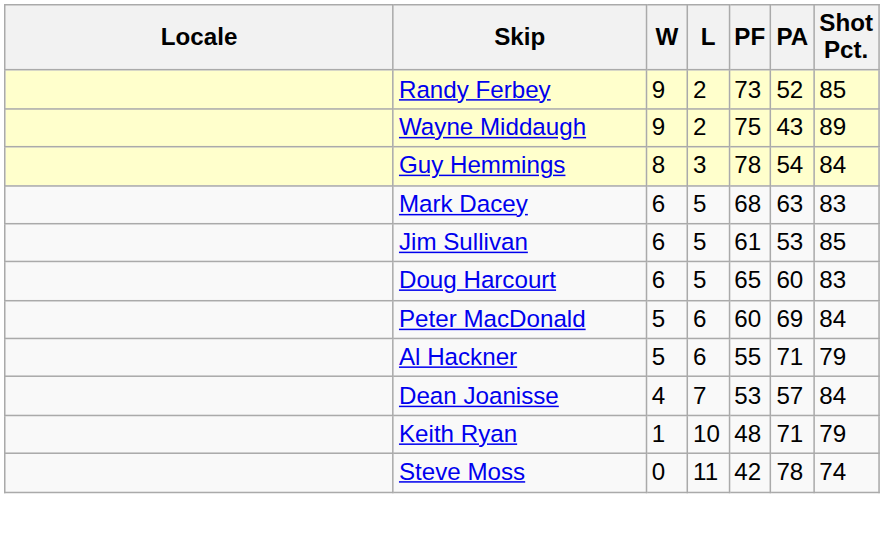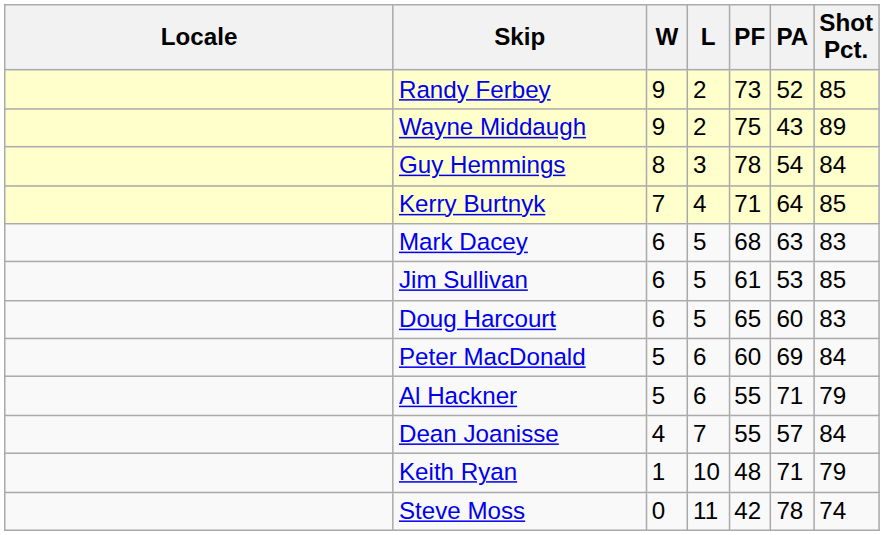+ row: (472, 204)
(748, 395) 53 -> (748, 434) 55
